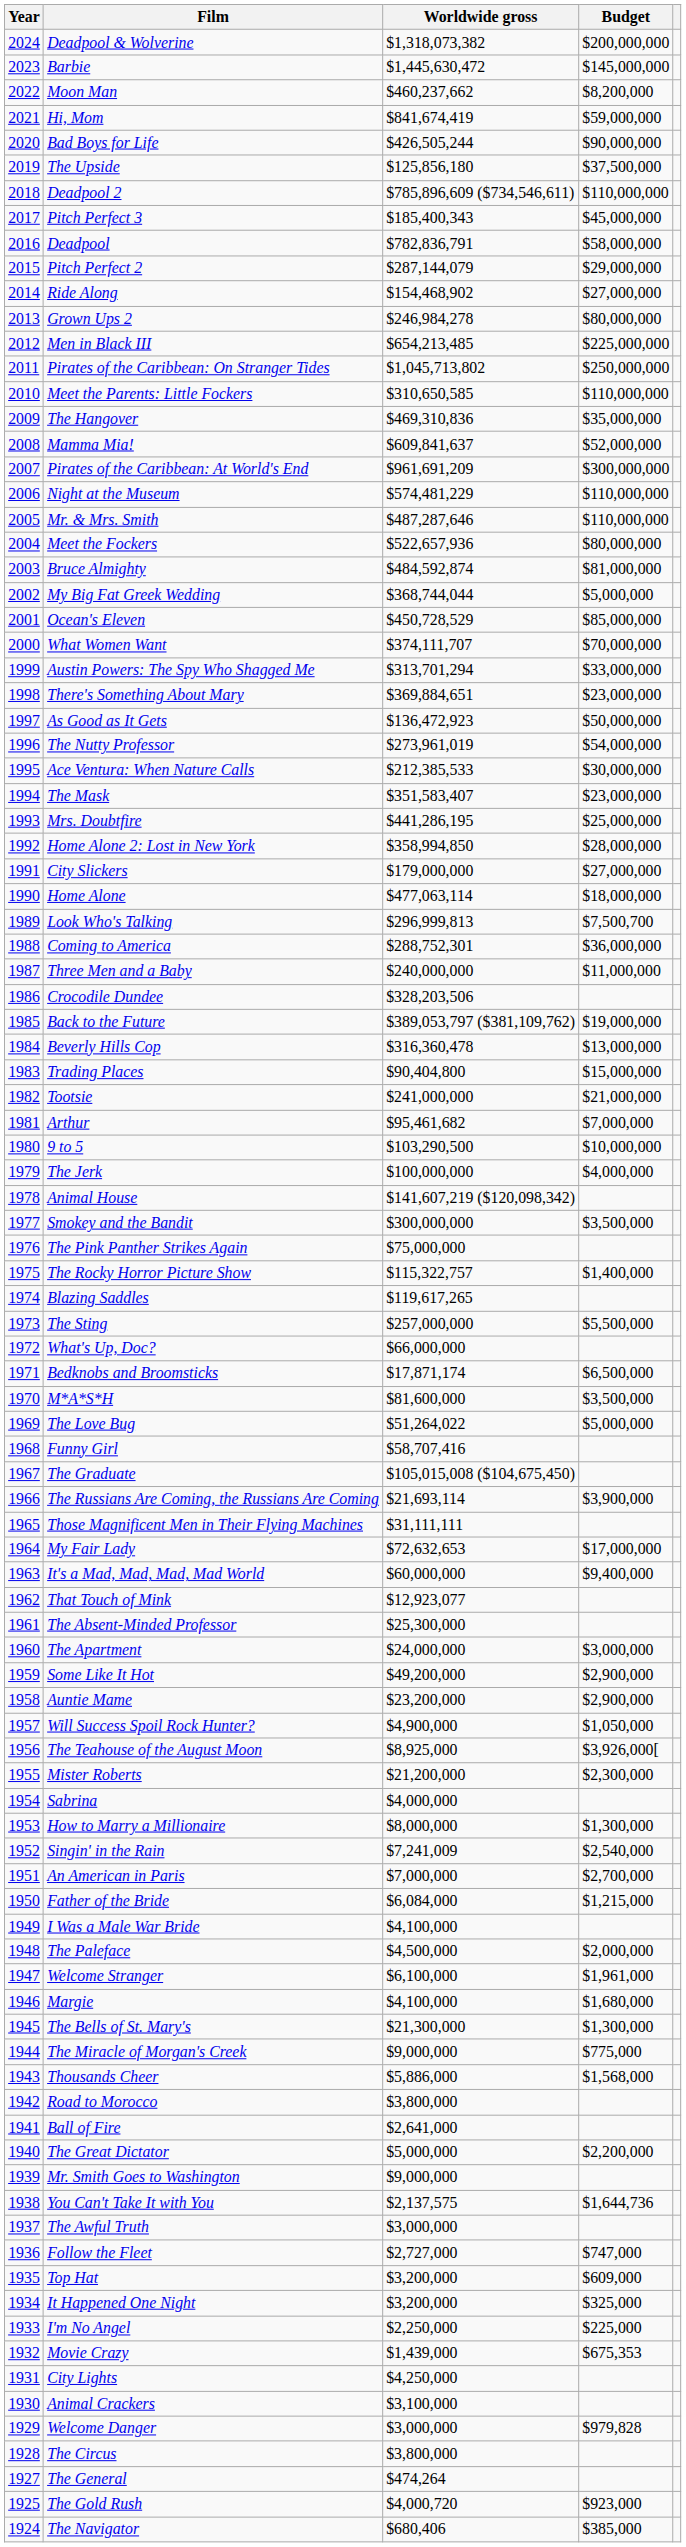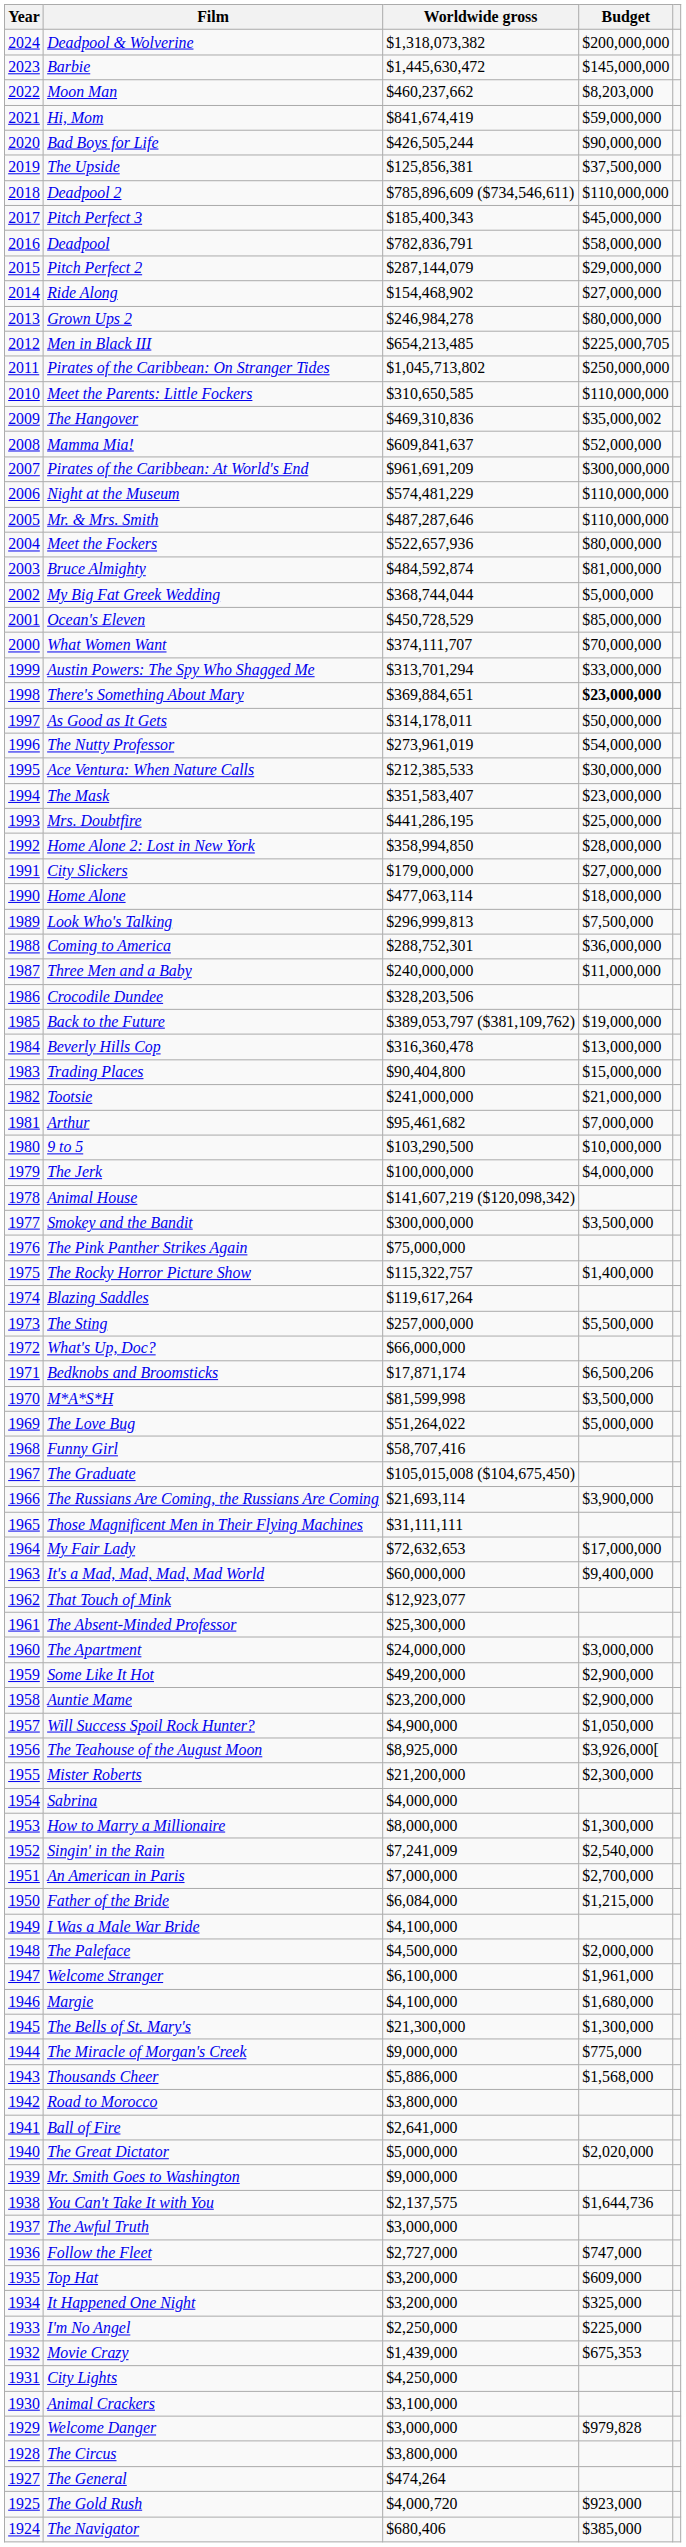(618, 92) $8,200,000 -> (618, 92) $8,203,000
(430, 167) $125,856,180 -> (430, 167) $125,856,381
(626, 343) $225,000,000 -> (626, 343) $225,000,705
(622, 419) $35,000,000 -> (622, 419) $35,000,002
(622, 695) normal -> (622, 695) bold
(430, 720) $136,472,923 -> (429, 720) $314,178,011
(618, 921) $7,500,700 -> (618, 921) $7,500,000
(429, 1298) $119,617,265 -> (429, 1298) $119,617,264
(618, 1373) $6,500,000 -> (618, 1373) $6,500,206
(426, 1398) $81,600,000 -> (426, 1398) $81,599,998
(618, 2152) $2,200,000 -> (618, 2152) $2,020,000
